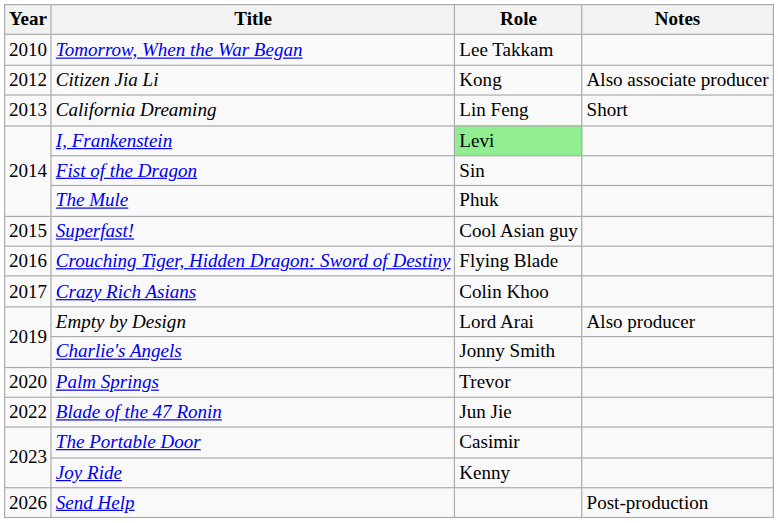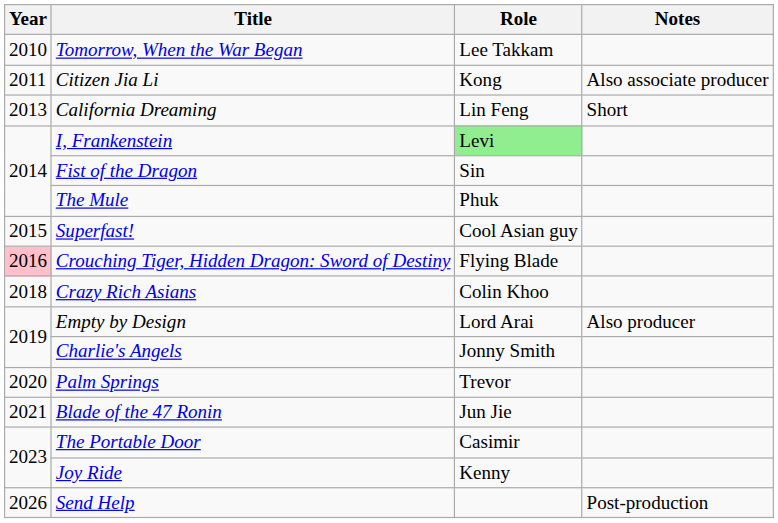(28, 79) 2012 -> (28, 79) 2011
(28, 261) no background -> (28, 261) pink background
(28, 291) 2017 -> (28, 291) 2018
(28, 412) 2022 -> (28, 412) 2021
